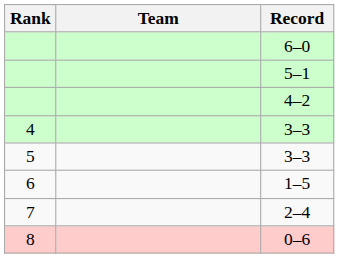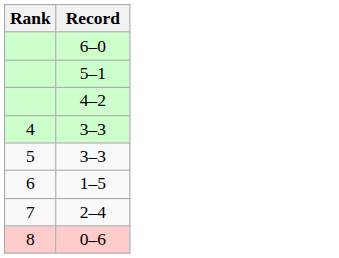- column: (158, 18)
